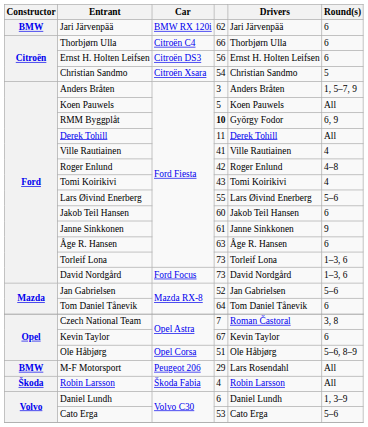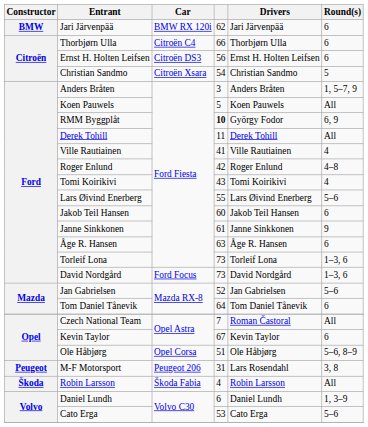(331, 321) 3, 8 -> (330, 321) All
(31, 367) BMW -> (31, 367) Peugeot
(221, 367) 29 -> (221, 367) 31
(330, 367) All -> (331, 367) 3, 8
